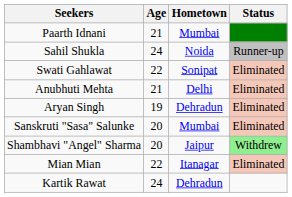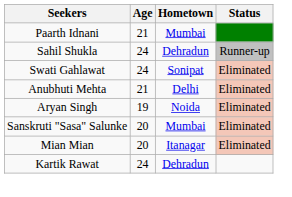(199, 51) Noida -> (186, 51) Dehradun
(156, 70) 22 -> (143, 70) 24
(199, 107) Dehradun -> (186, 107) Noida
- row: (74, 145)
(156, 164) 22 -> (143, 145) 20
